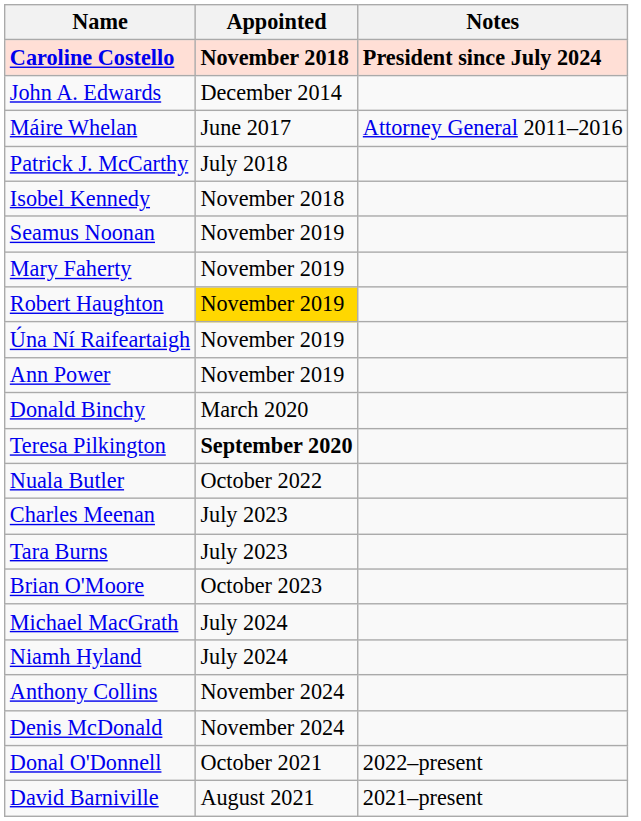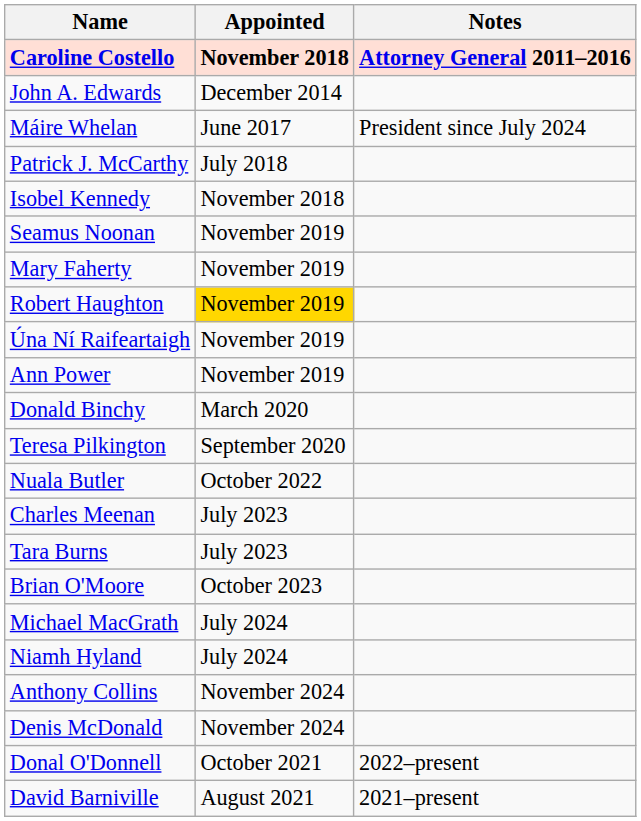(482, 57) President since July 2024 -> (495, 57) Attorney General 2011–2016
(493, 127) Attorney General 2011–2016 -> (472, 127) President since July 2024
(276, 445) bold -> (273, 445) normal
